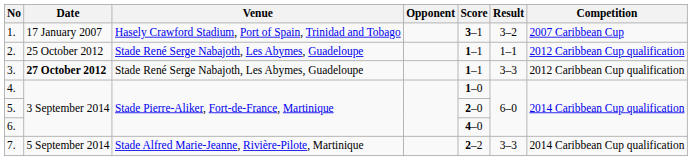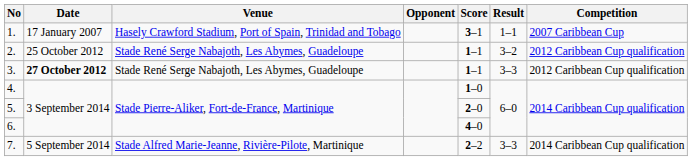(508, 32) 3–2 -> (508, 32) 1–1
(508, 51) 1–1 -> (508, 51) 3–2
